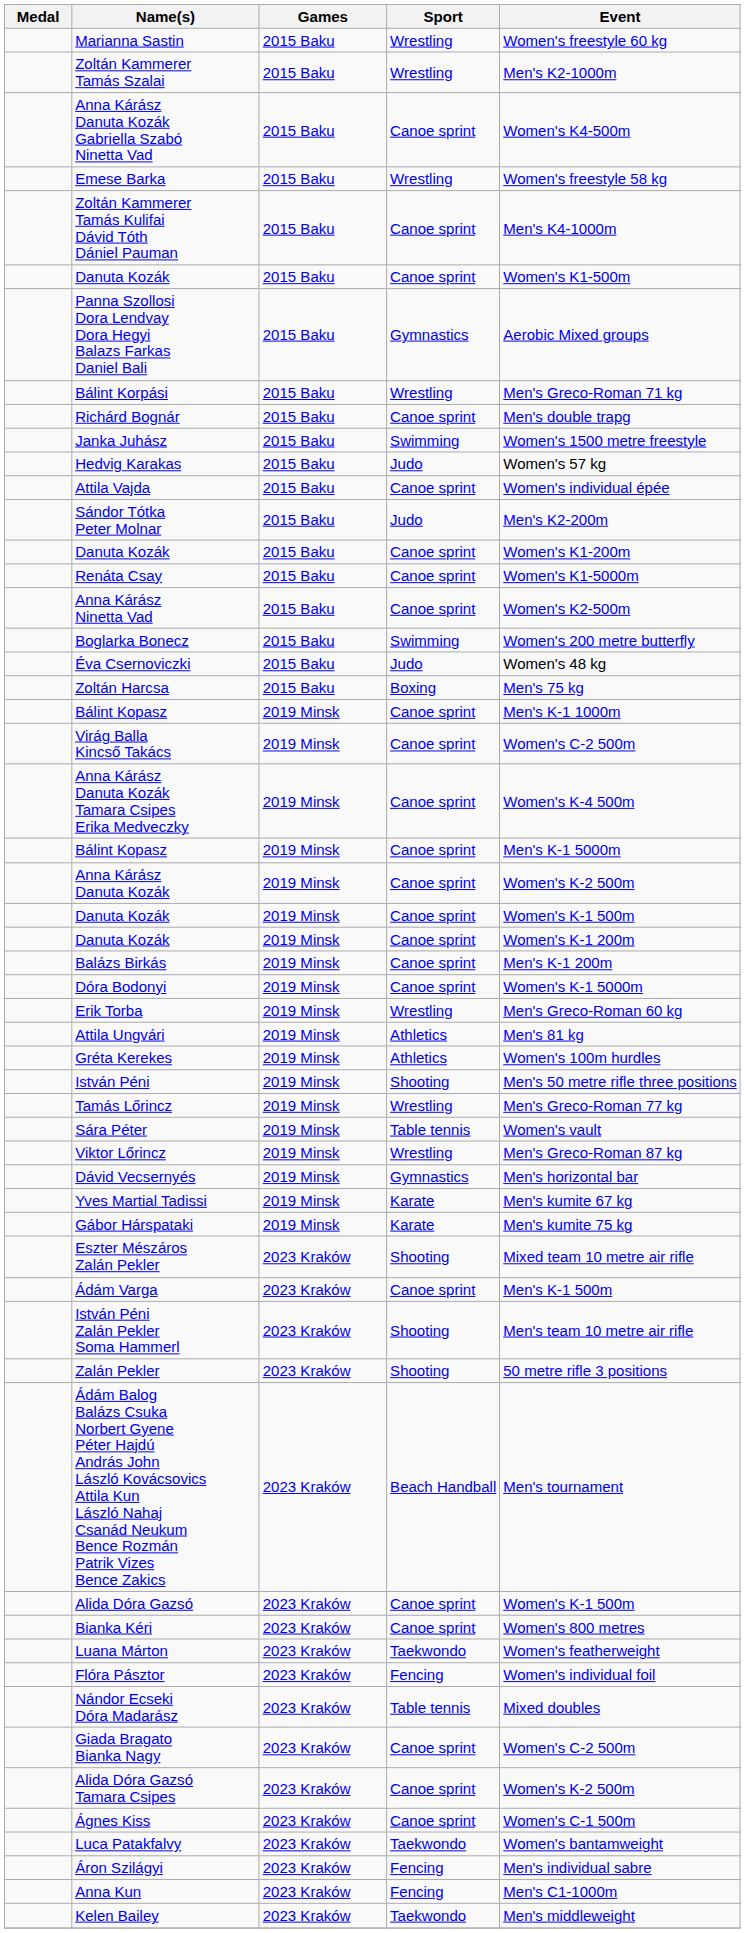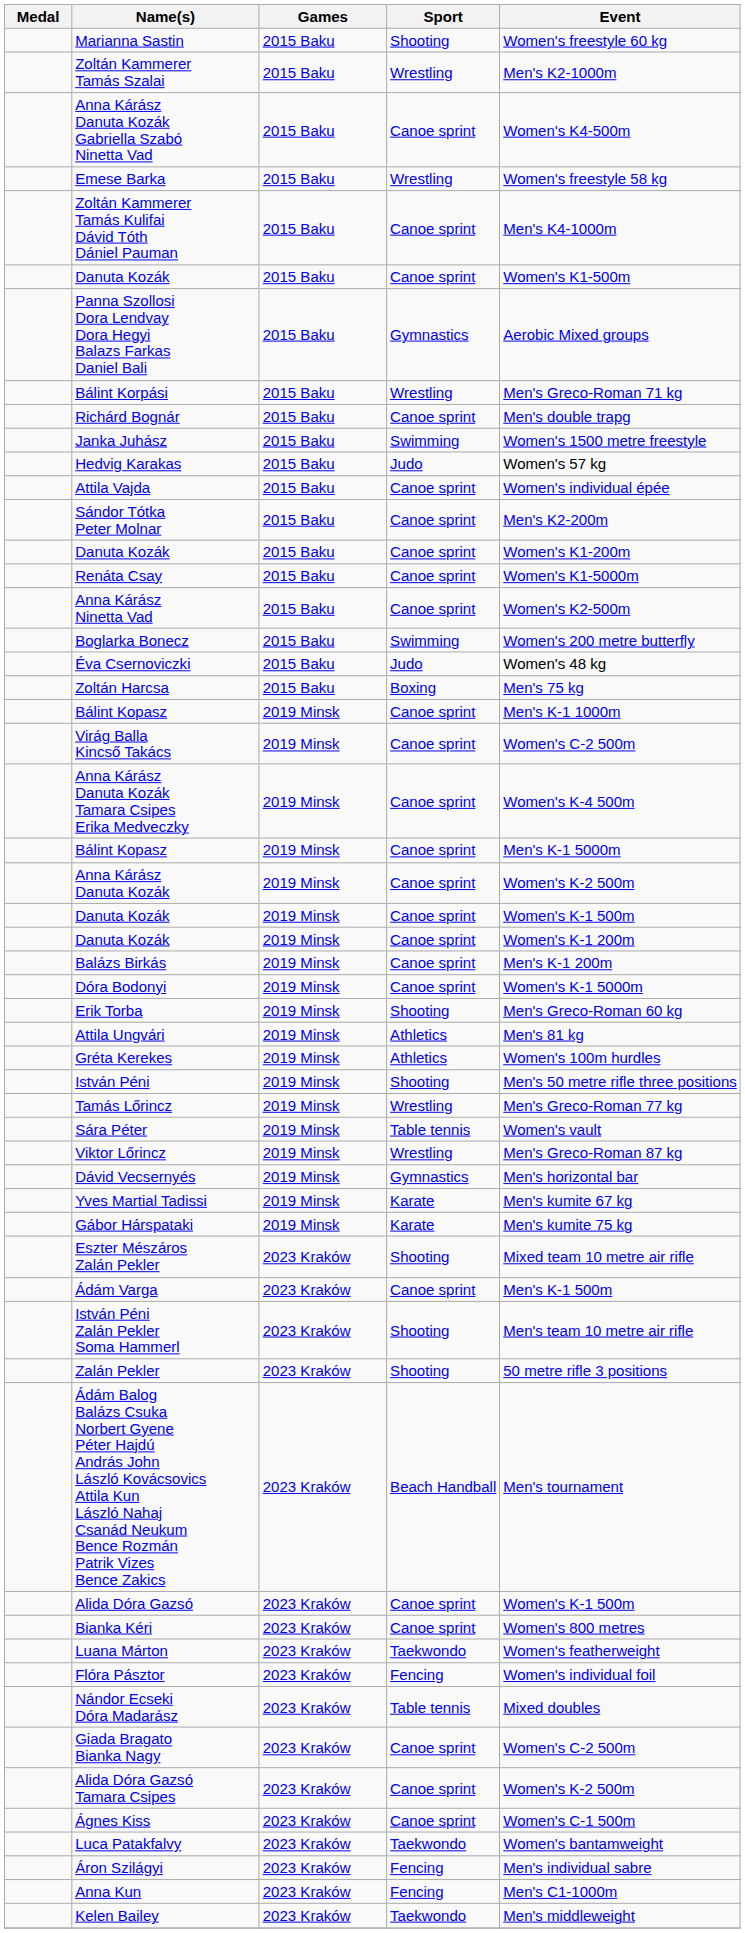(421, 40) Wrestling -> (420, 40) Shooting
(406, 520) Judo -> (433, 520) Canoe sprint
(421, 1010) Wrestling -> (420, 1010) Shooting
